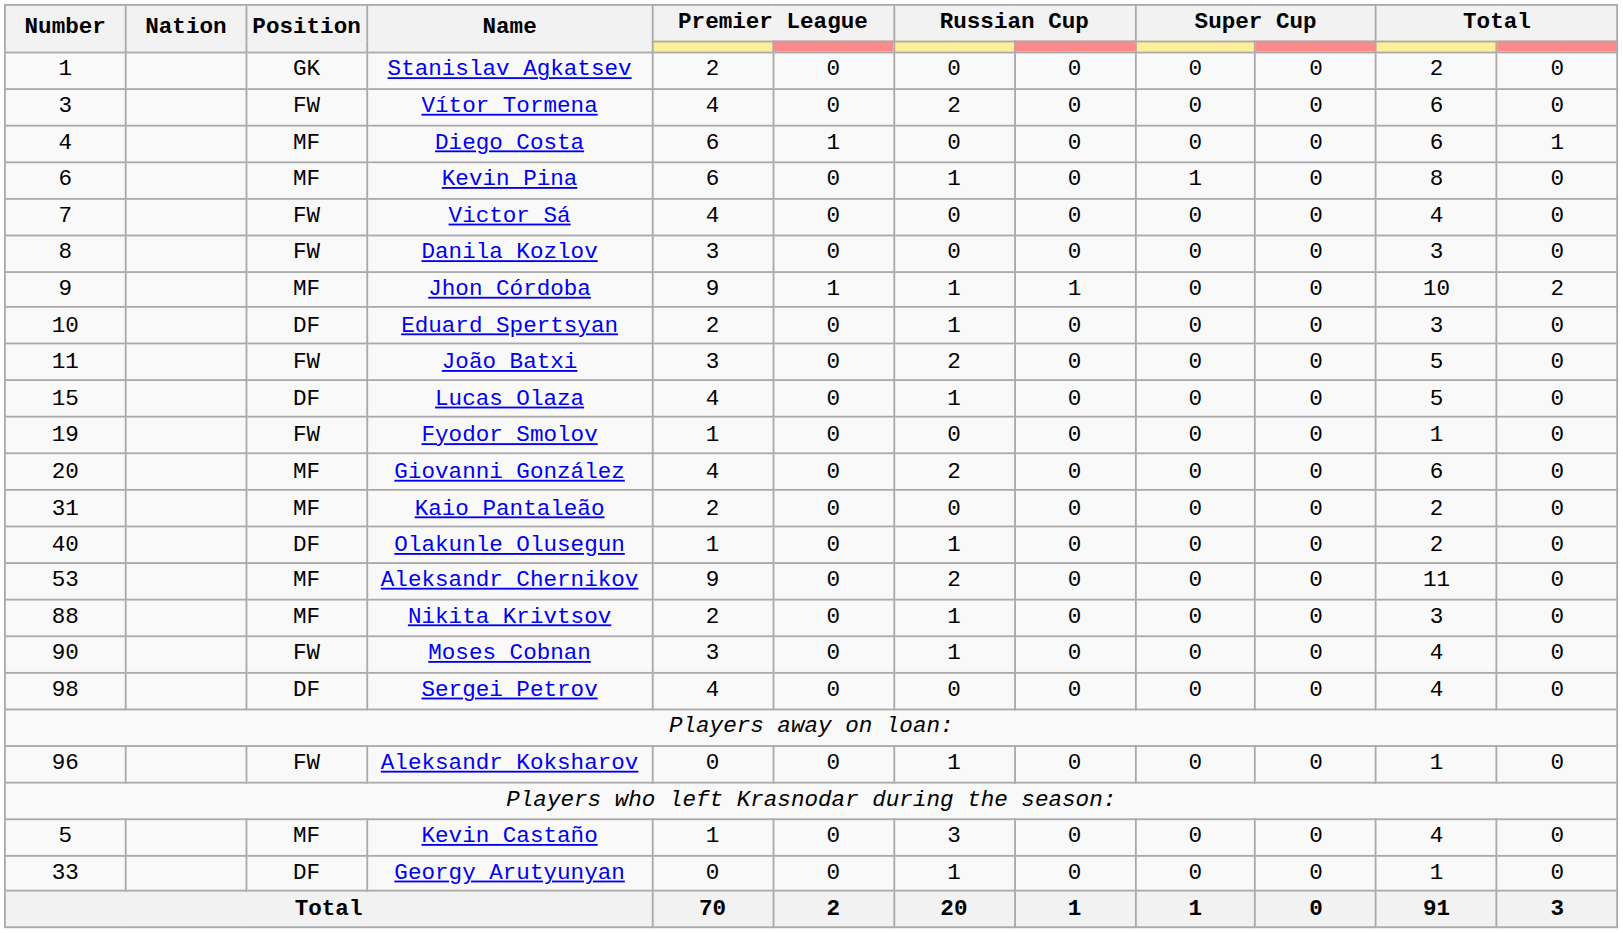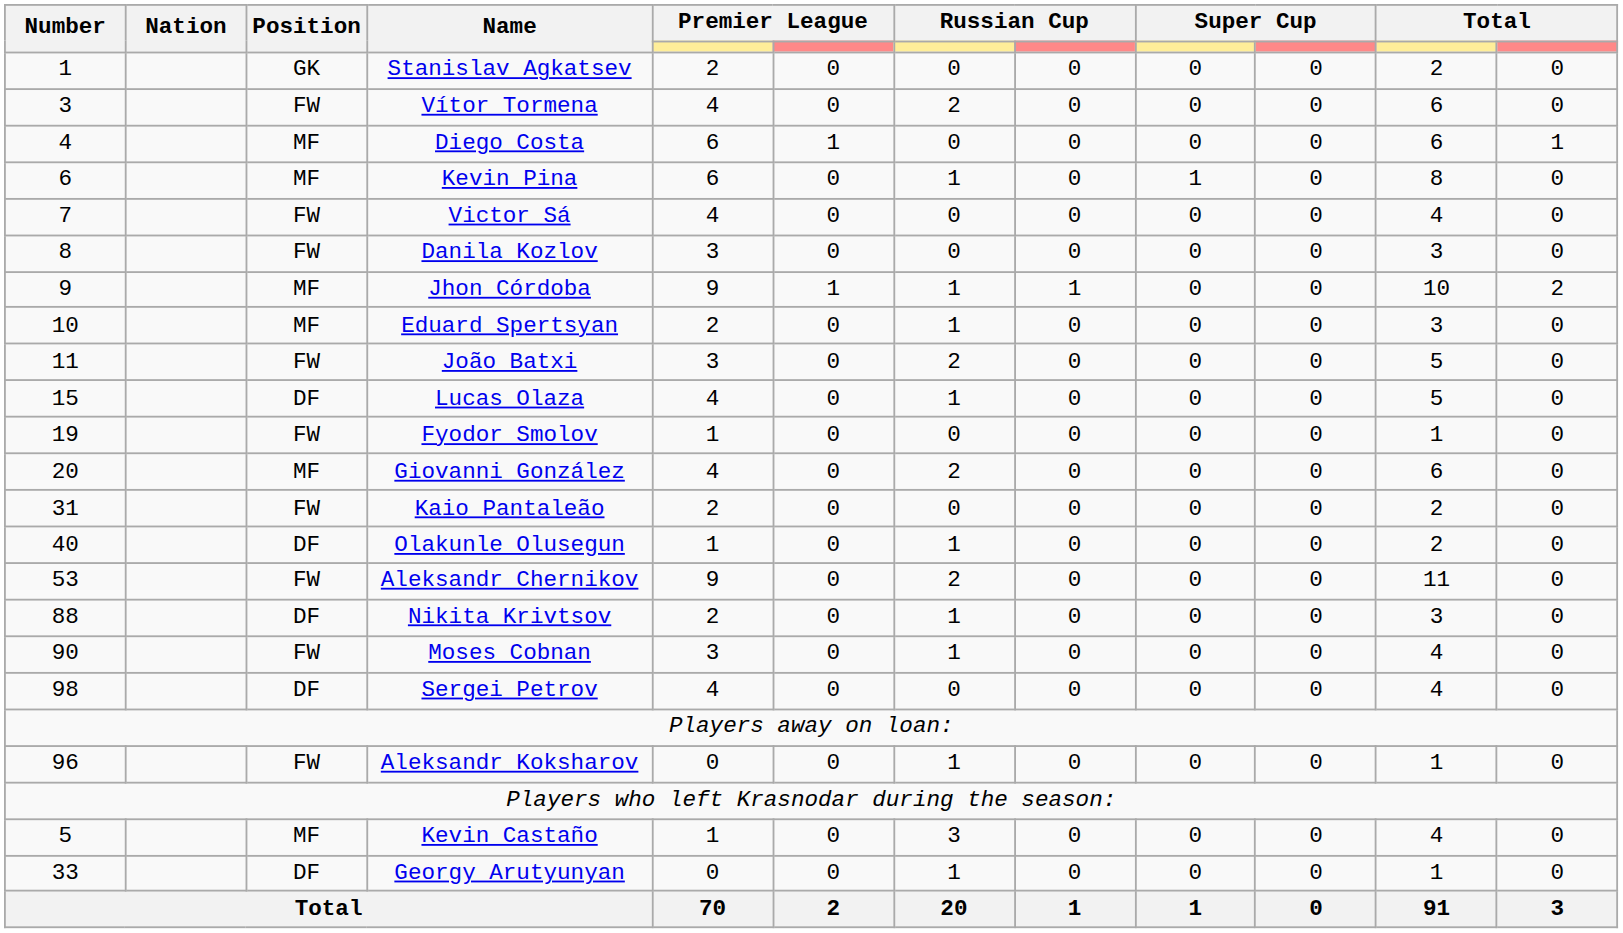(307, 326) DF -> (307, 326) MF
(307, 509) MF -> (307, 509) FW
(307, 582) MF -> (307, 582) FW
(307, 618) MF -> (307, 618) DF
